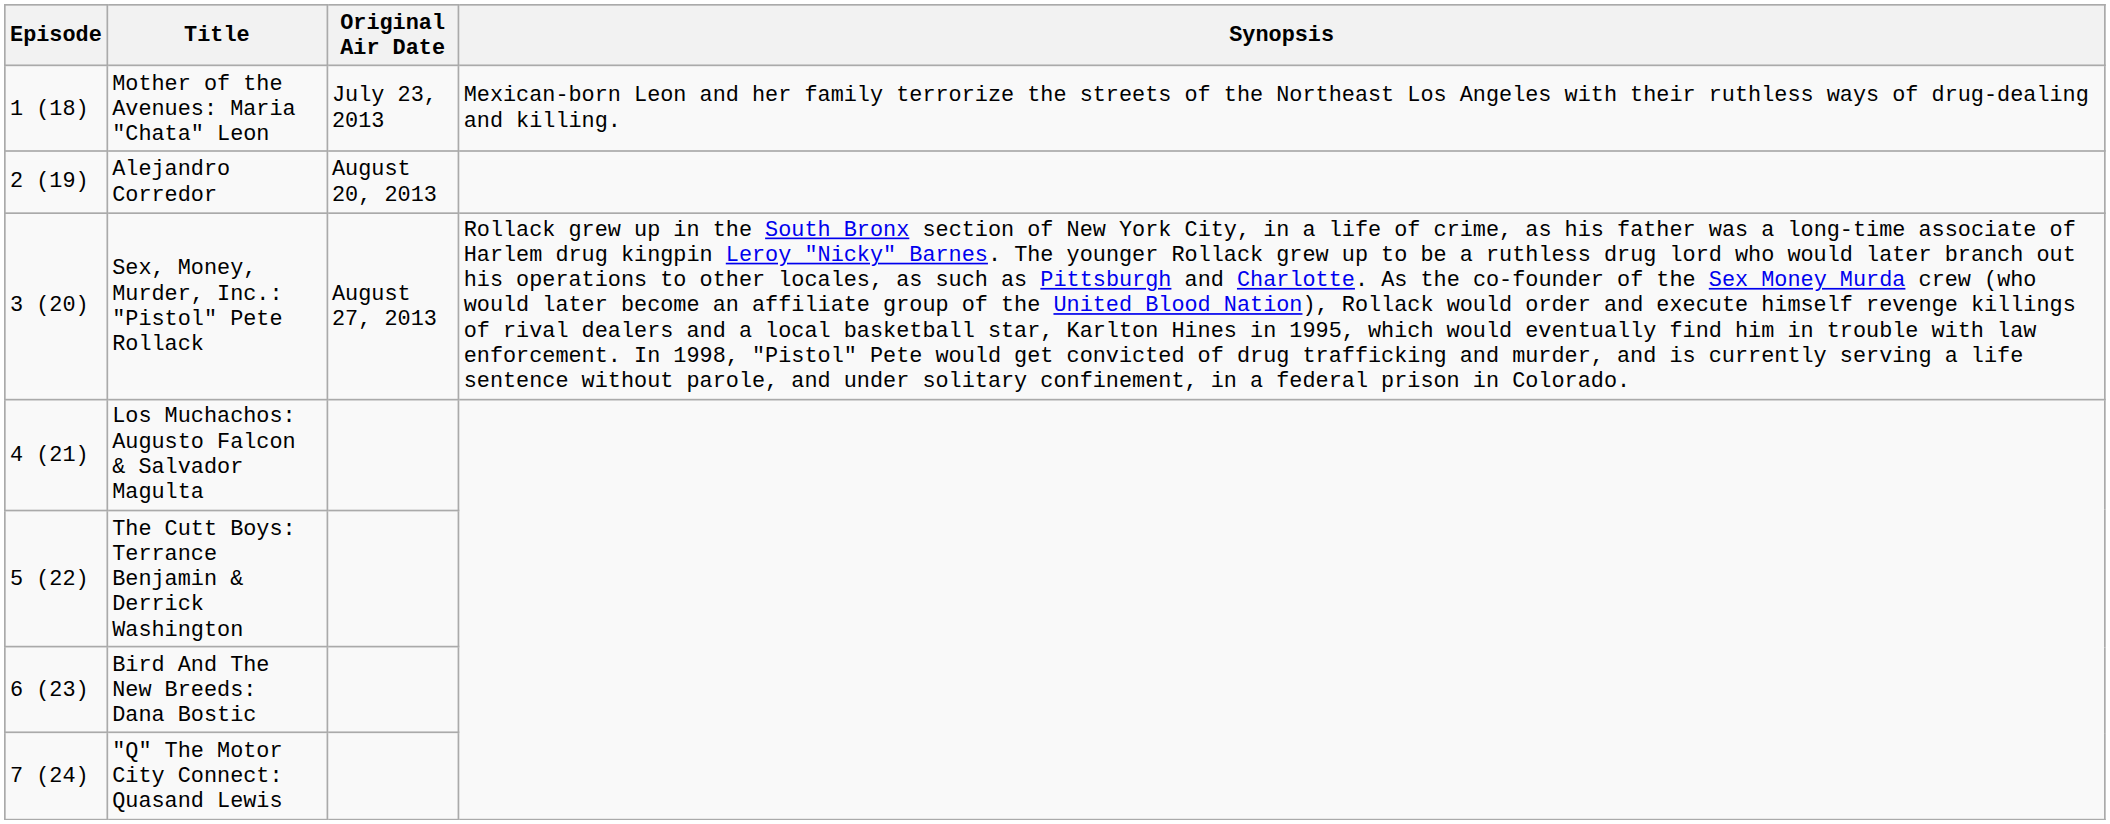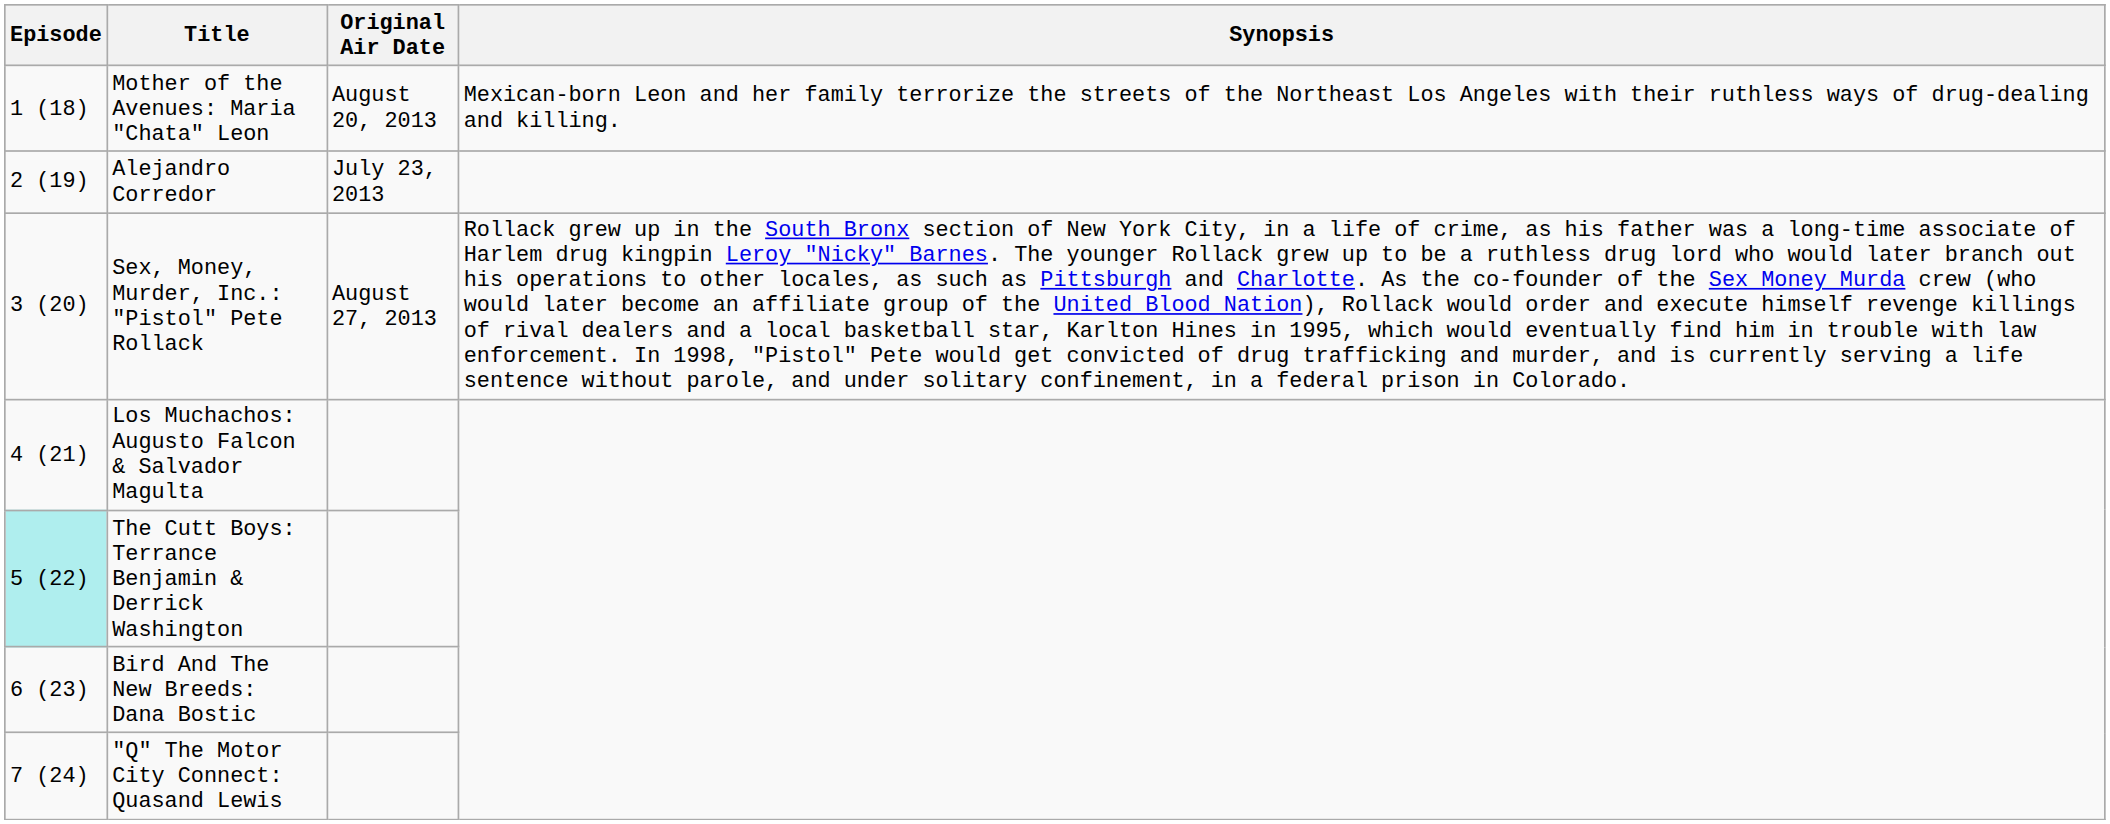(384, 109) July 23, 2013 -> (384, 109) August 20, 2013
(384, 182) August 20, 2013 -> (384, 182) July 23, 2013
(49, 579) no background -> (49, 579) paleturquoise background
